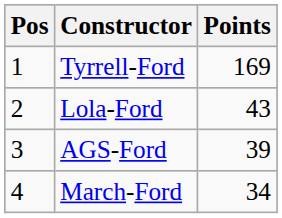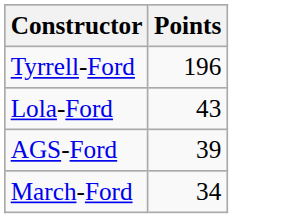- column: (30, 25)
(252, 67) 169 -> (202, 67) 196
